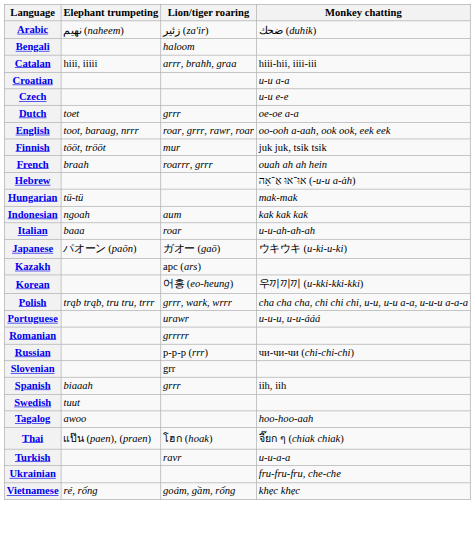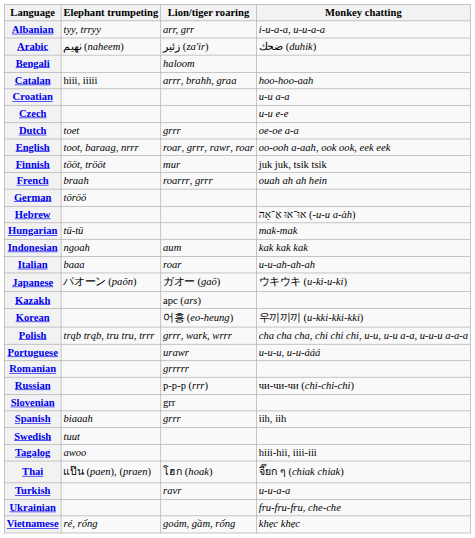+ row: (33, 29)
(288, 63) hiii-hii, iiii-iii -> (286, 80) hoo-hoo-aah
+ row: (33, 197)
(286, 419) hoo-hoo-aah -> (288, 452) hiii-hii, iiii-iii
